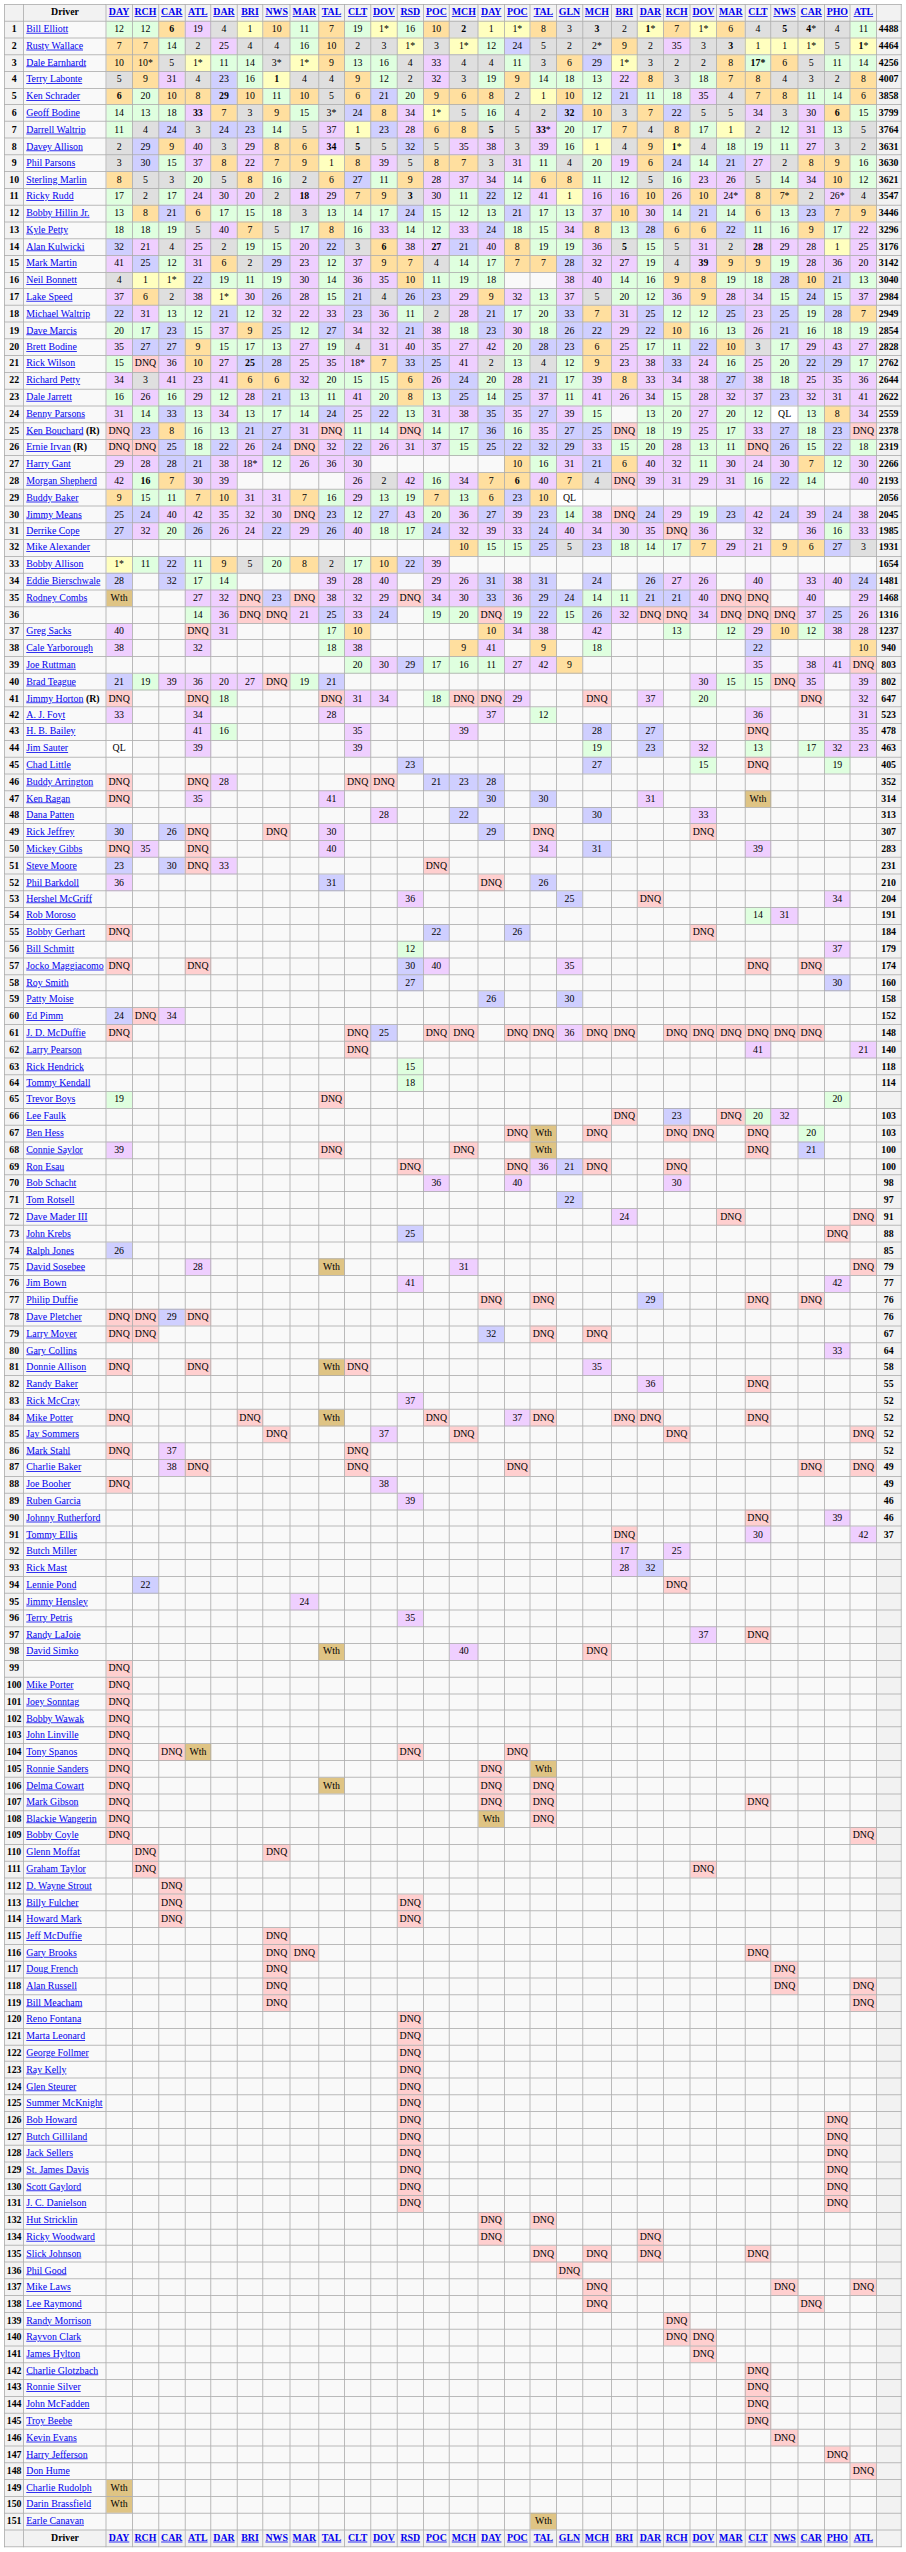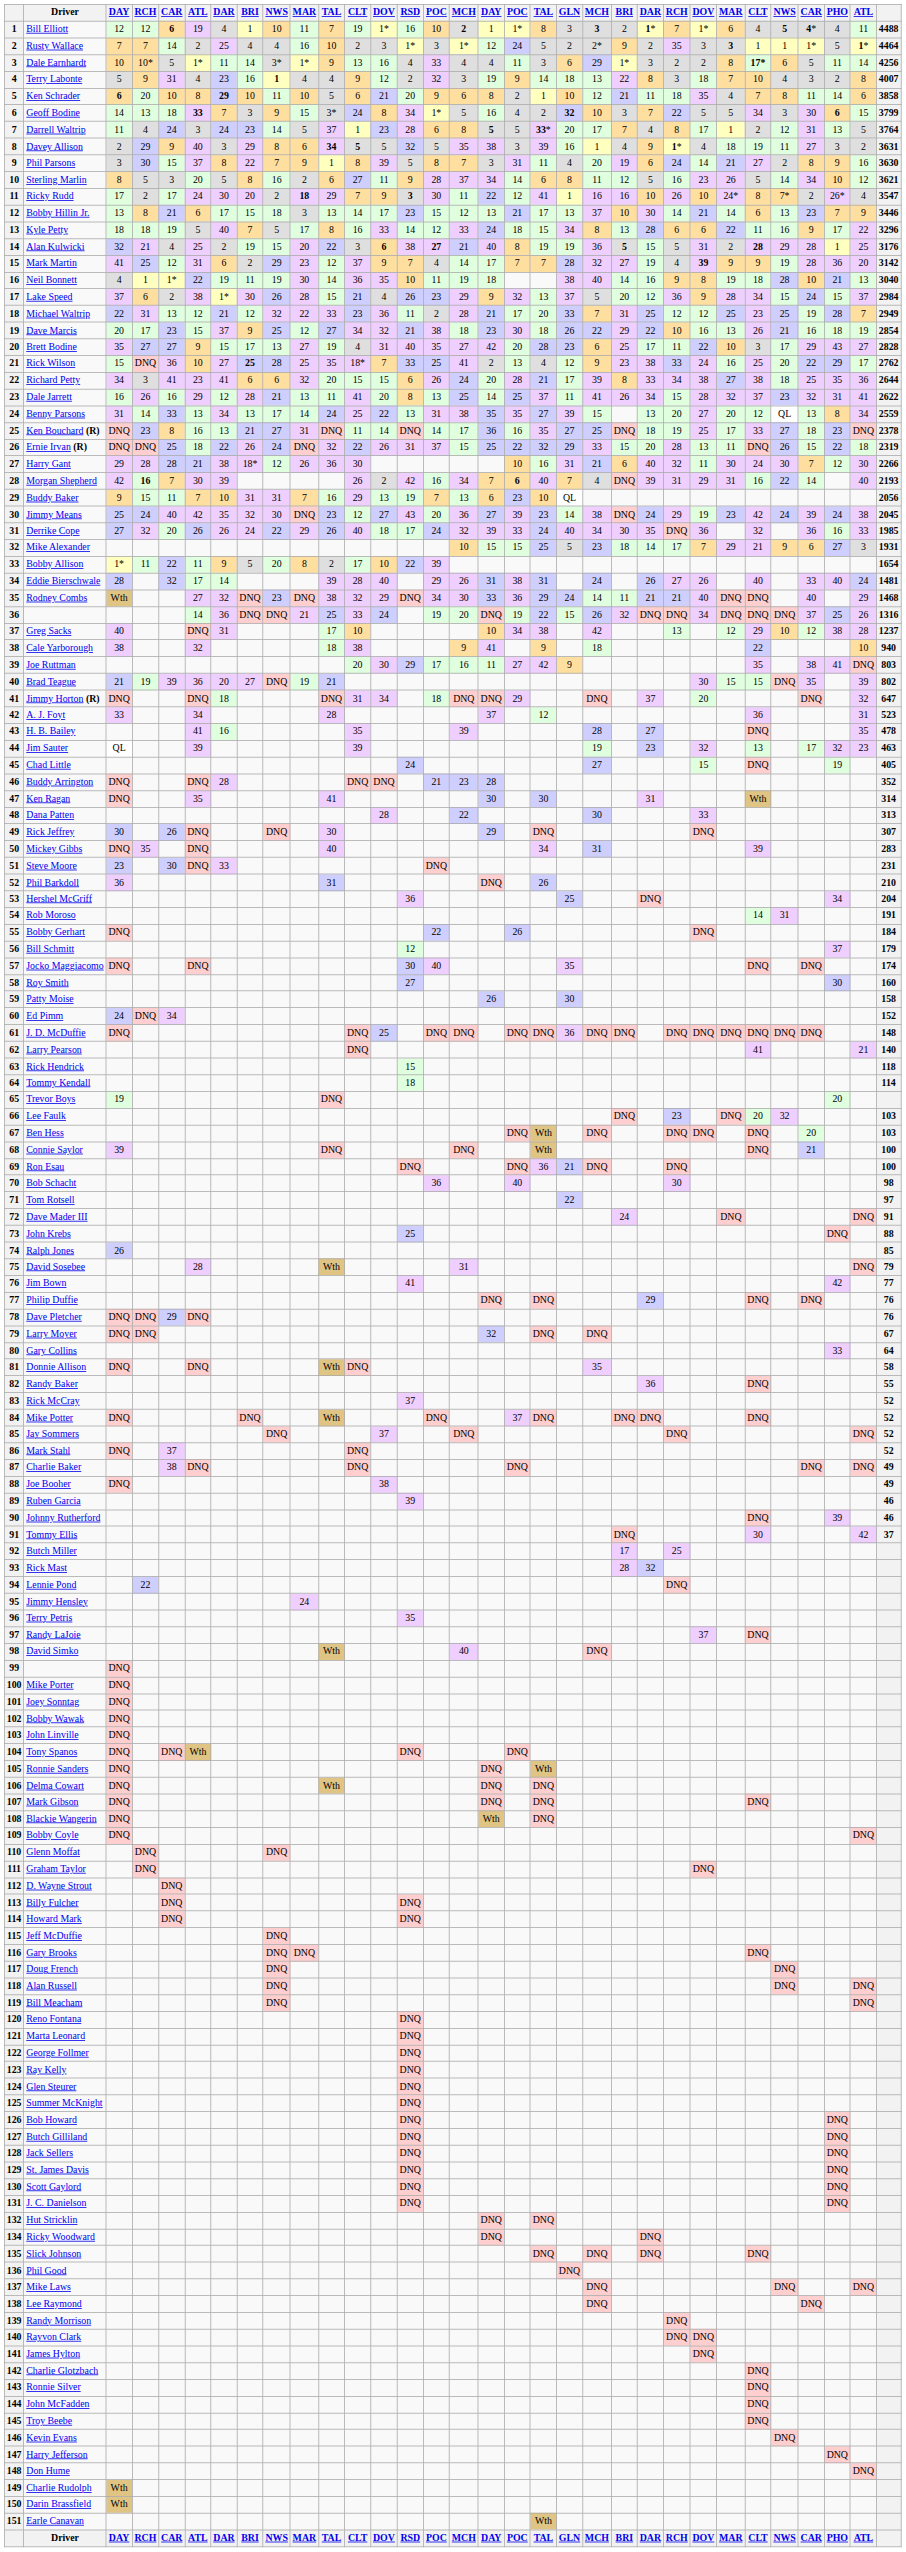(758, 80) 8 -> (758, 80) 10
(410, 213) 24 -> (410, 213) 23
(410, 765) 23 -> (410, 765) 24
